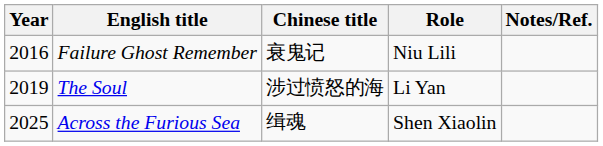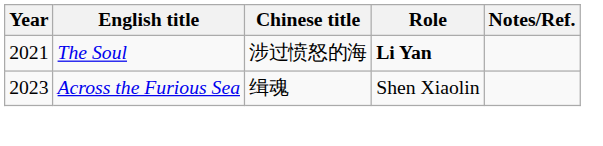- row: (157, 53)
(29, 88) 2019 -> (29, 53) 2021
(419, 88) normal -> (404, 53) bold
(29, 122) 2025 -> (29, 88) 2023
